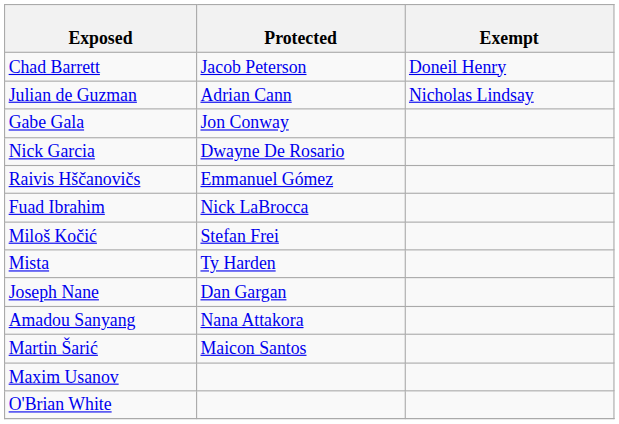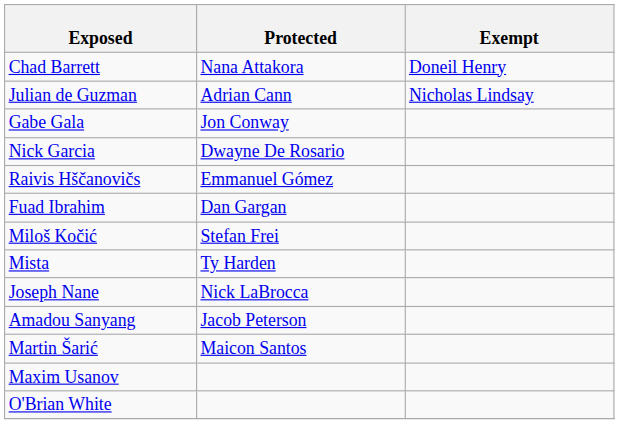(253, 66) Jacob Peterson -> (252, 66) Nana Attakora
(254, 207) Nick LaBrocca -> (243, 207) Dan Gargan
(243, 292) Dan Gargan -> (254, 292) Nick LaBrocca
(252, 320) Nana Attakora -> (253, 320) Jacob Peterson
